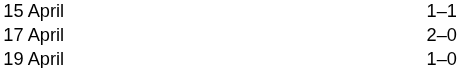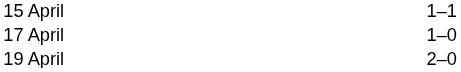(442, 34) 2–0 -> (442, 34) 1–0
(442, 58) 1–0 -> (442, 58) 2–0
